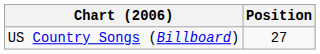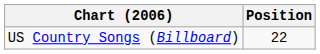(279, 38) 27 -> (279, 38) 22
